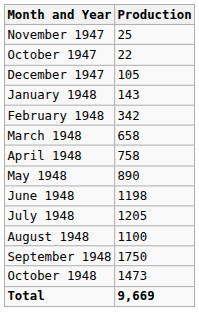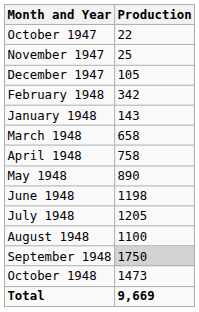rows swapped: (52, 55) <-> (56, 35)
rows swapped: (52, 95) <-> (56, 115)
(132, 256) no background -> (132, 256) lightgrey background
